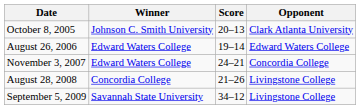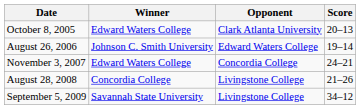columns swapped: (301, 12) <-> (231, 12)
(152, 29) Johnson C. Smith University -> (141, 29) Edward Waters College
(141, 46) Edward Waters College -> (152, 46) Johnson C. Smith University
